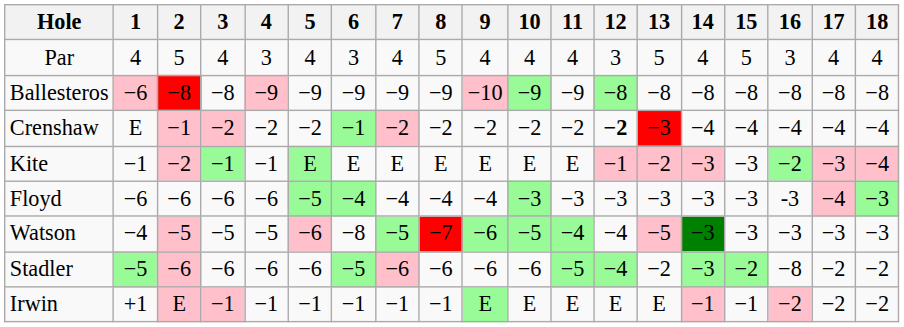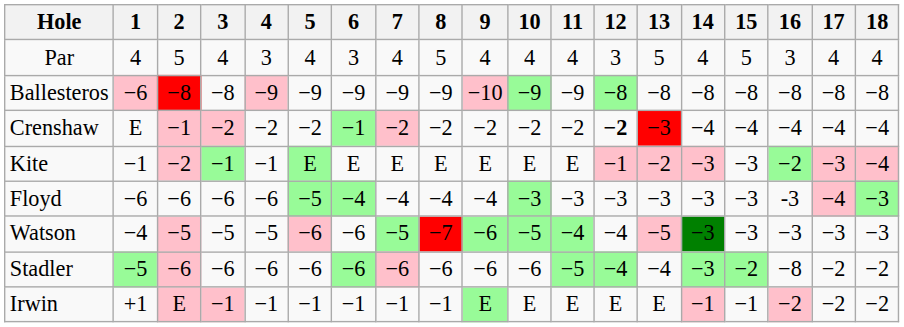(354, 233) −8 -> (354, 233) −6
(354, 269) −5 -> (354, 269) −6
(659, 269) −2 -> (659, 269) −4
